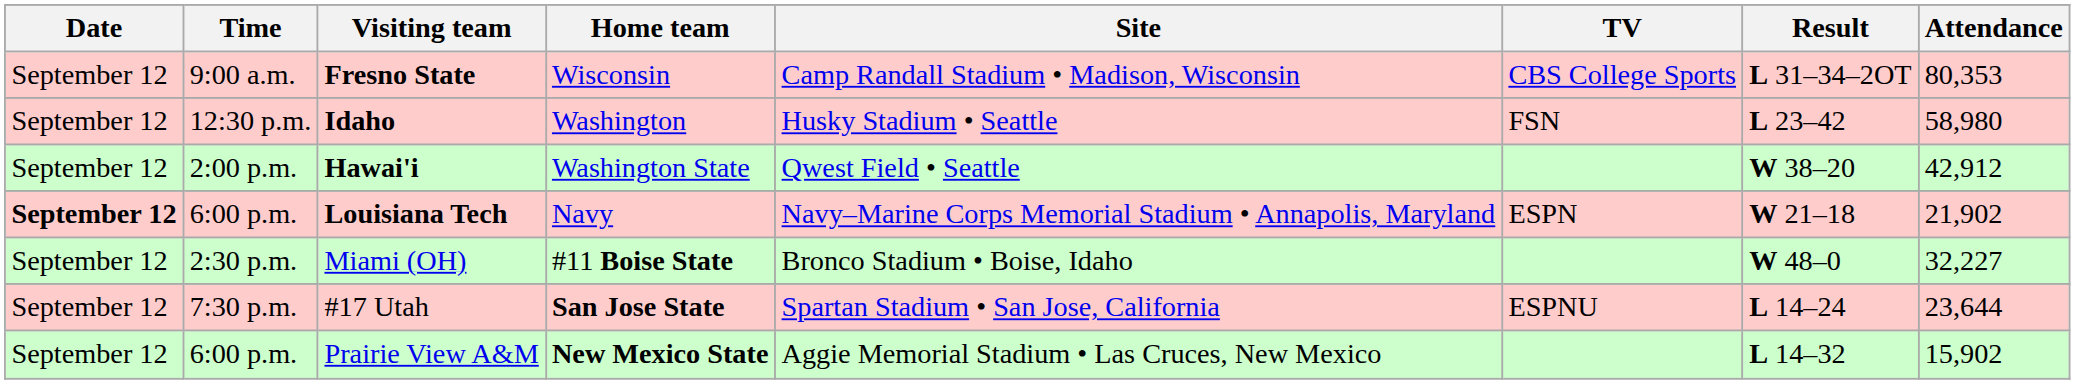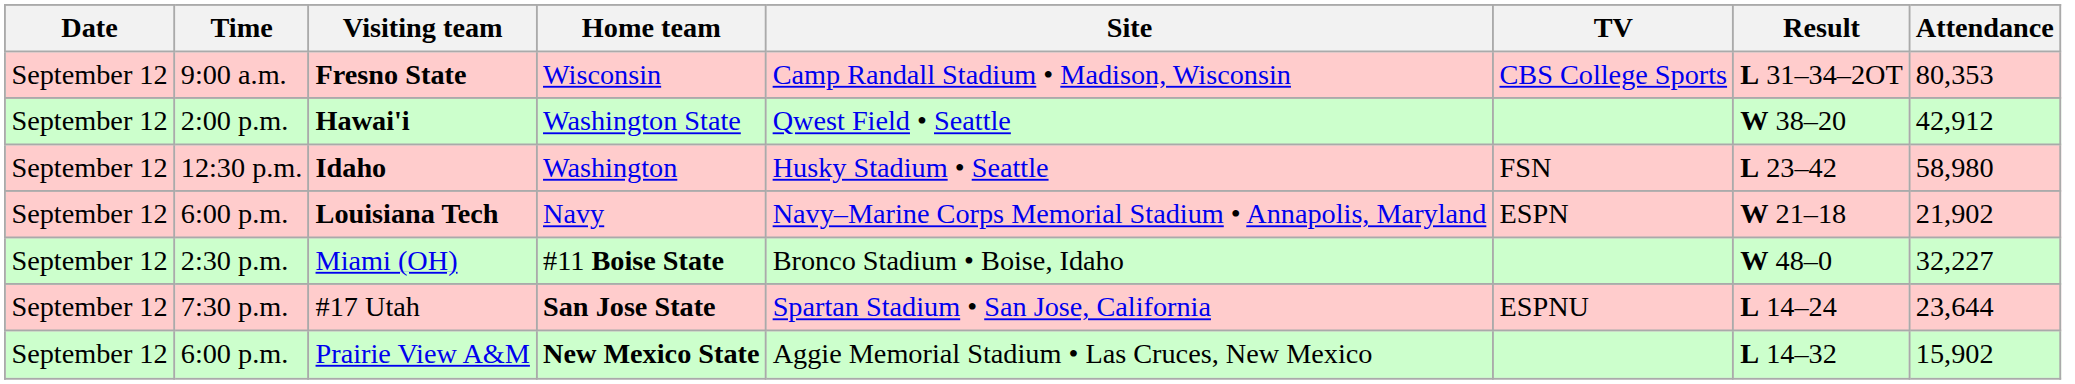rows swapped: (360, 121) <-> (372, 167)
(94, 214) bold -> (90, 214) normal
